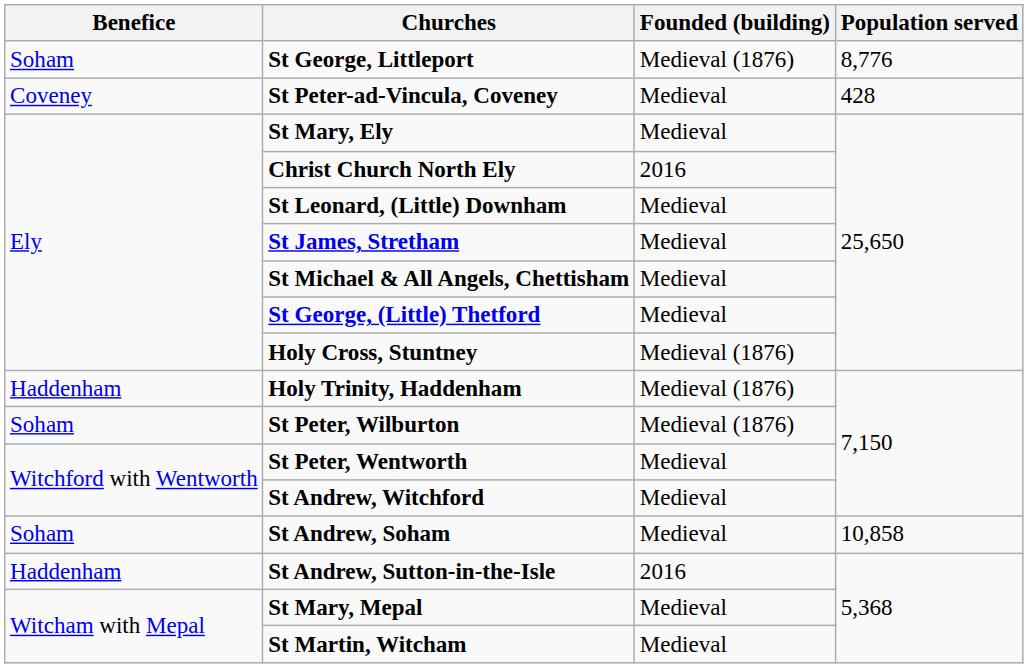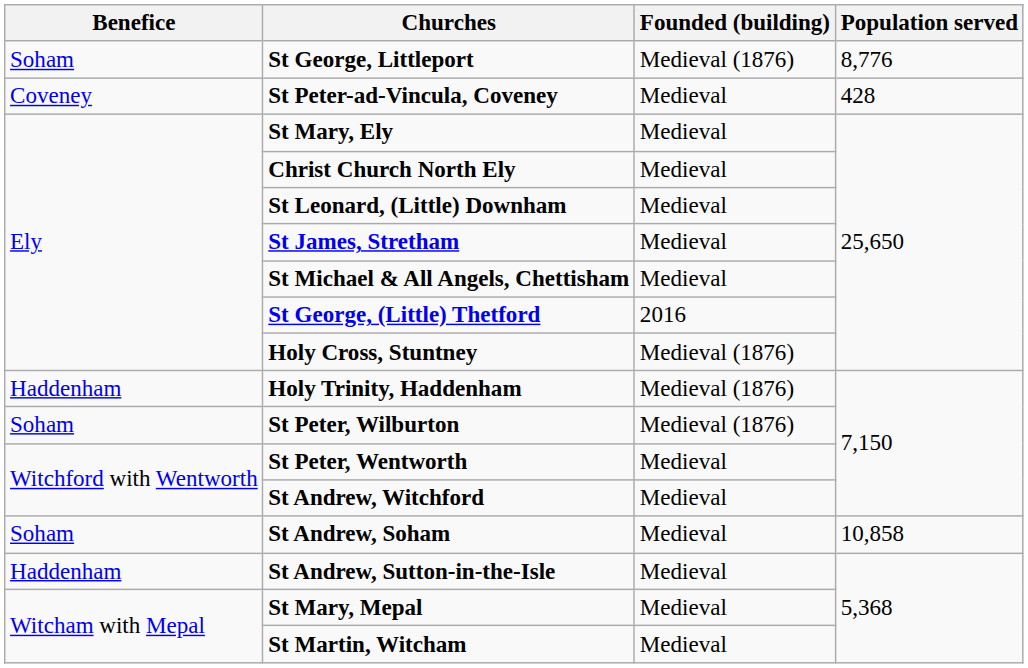(663, 168) 2016 -> (683, 168) Medieval
(683, 315) Medieval -> (663, 315) 2016
(663, 570) 2016 -> (683, 570) Medieval
